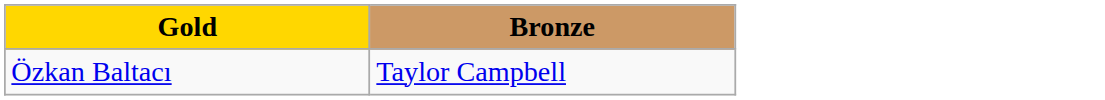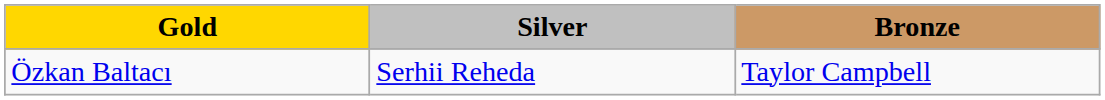+ column: (552, 26)
